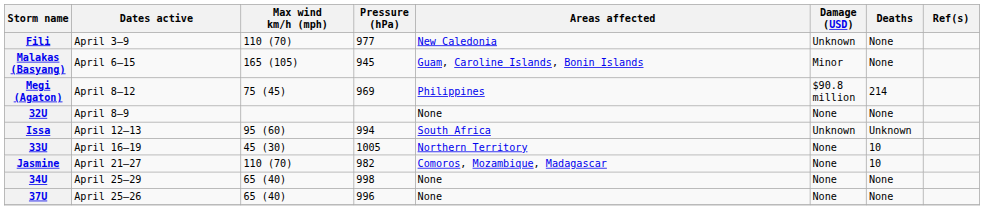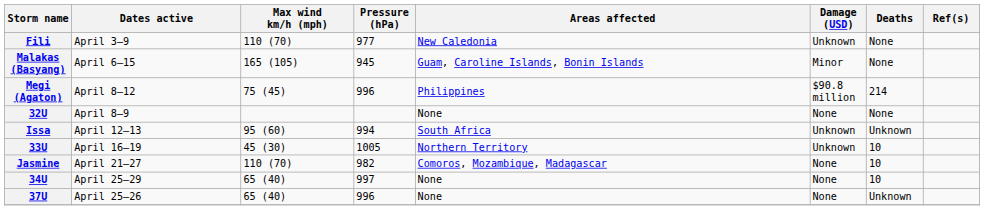(365, 91) 969 -> (365, 91) 996
(825, 147) None -> (834, 147) Unknown
(365, 180) 998 -> (365, 180) 997
(881, 180) None -> (875, 180) 10
(881, 196) None -> (890, 196) Unknown
